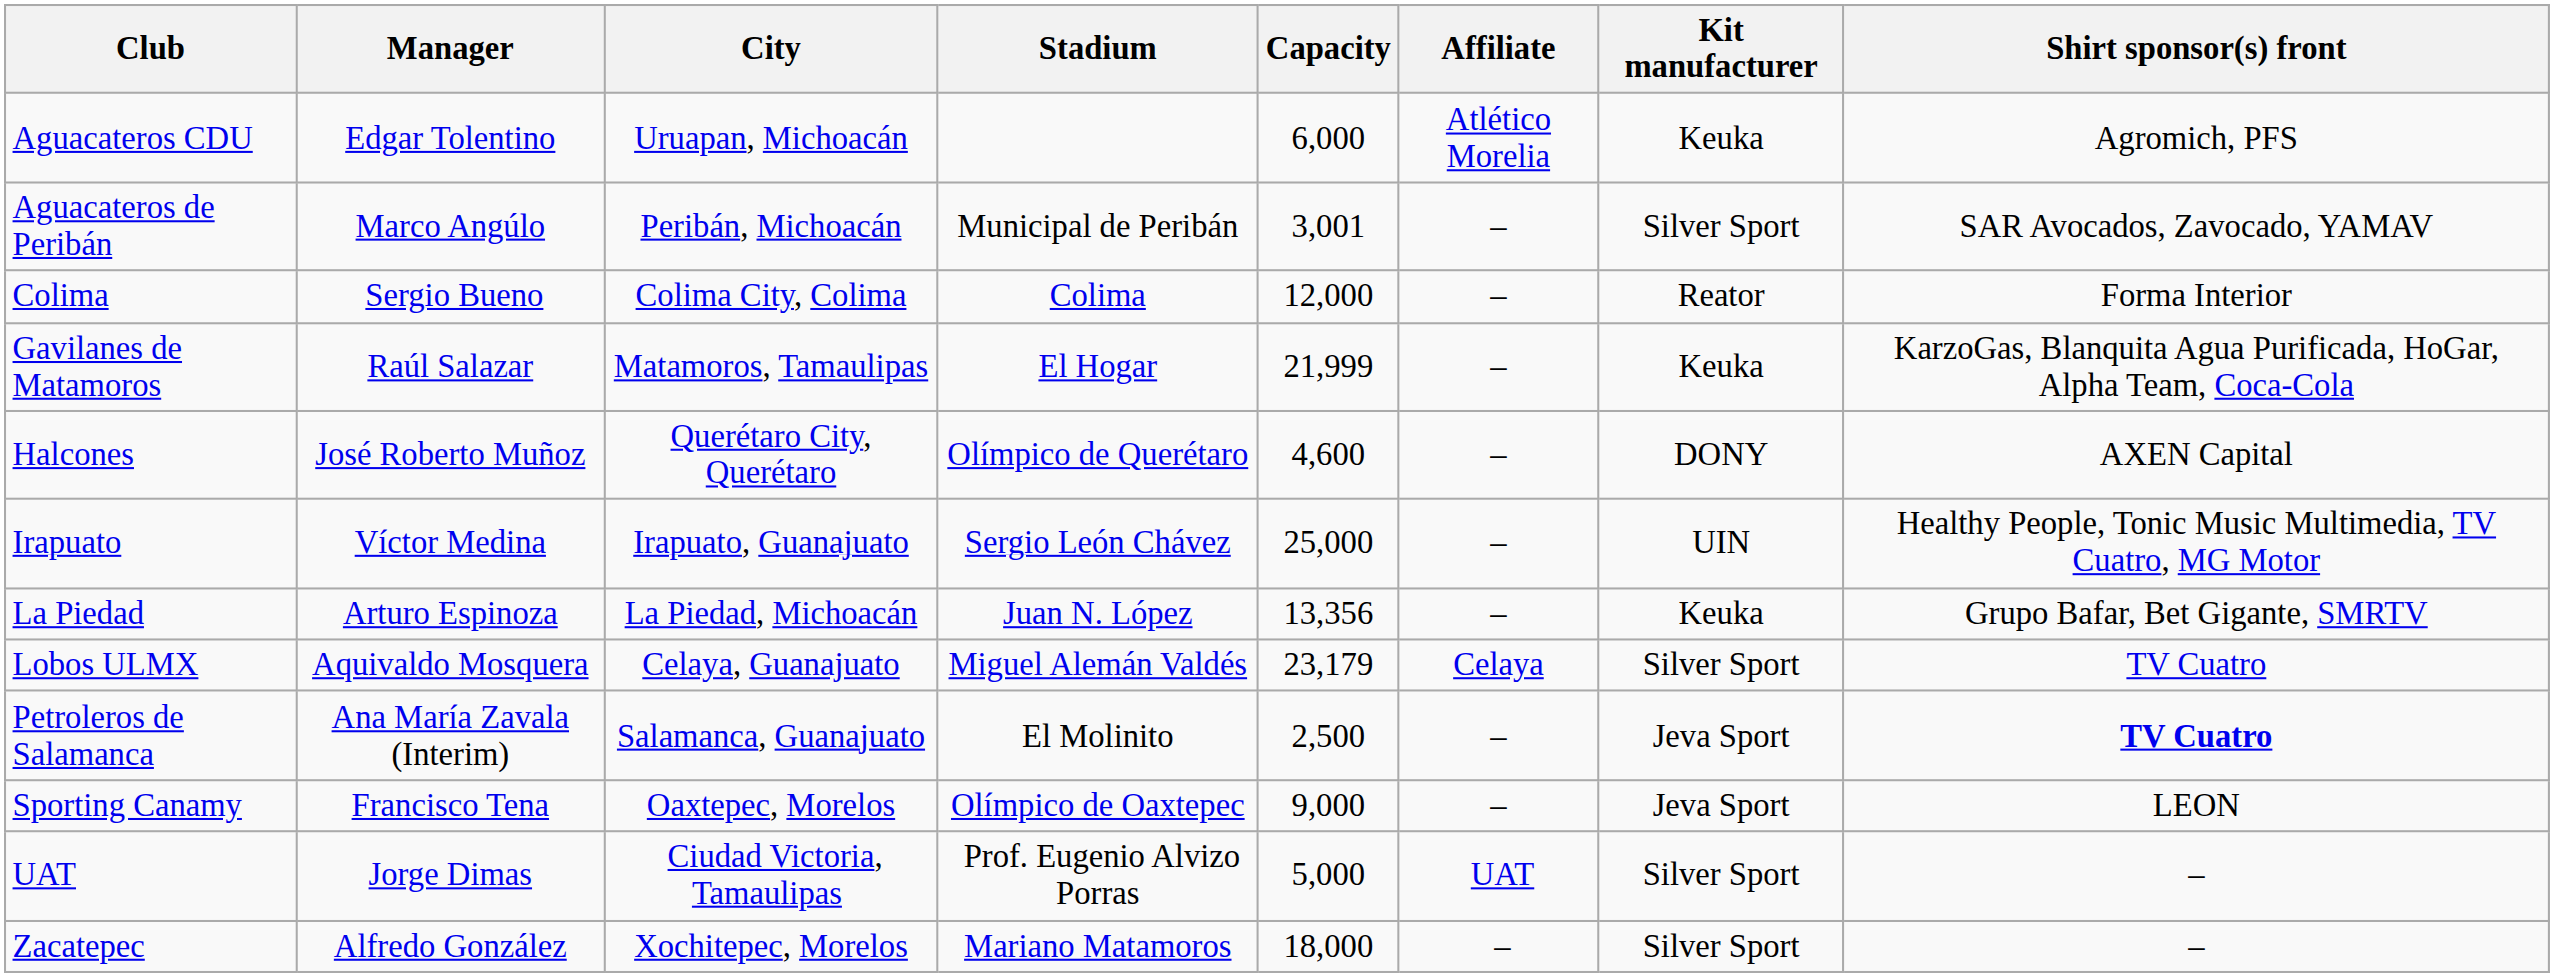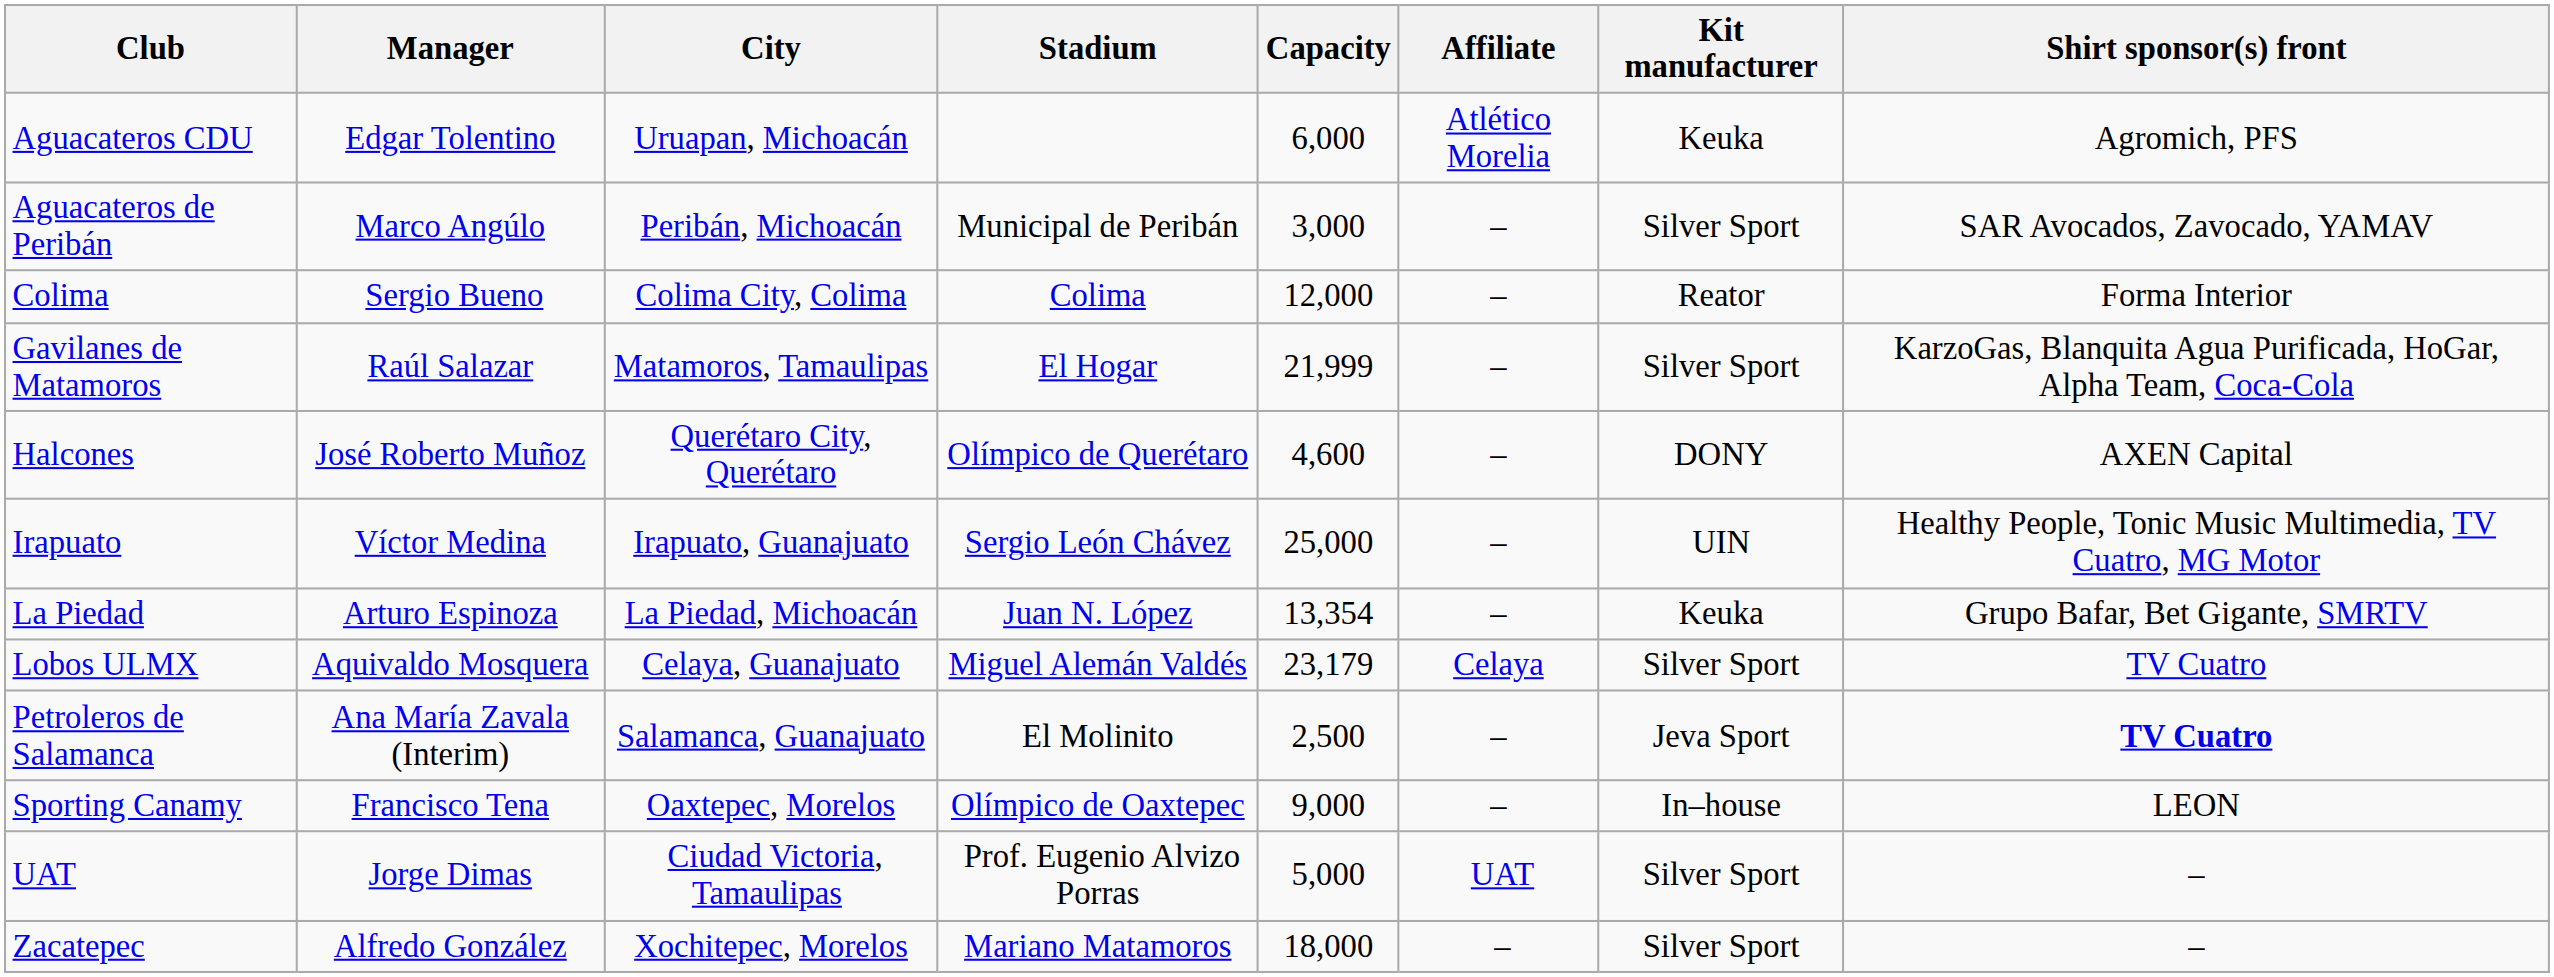(1328, 225) 3,001 -> (1328, 225) 3,000
(1721, 365) Keuka -> (1721, 365) Silver Sport
(1328, 613) 13,356 -> (1328, 613) 13,354
(1721, 805) Jeva Sport -> (1721, 805) In–house
